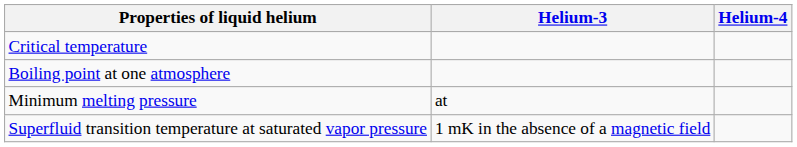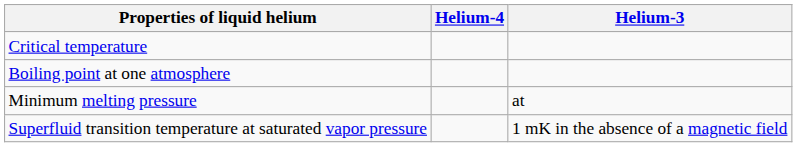columns swapped: (753, 18) <-> (573, 18)
